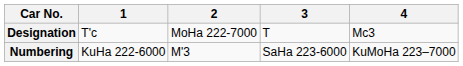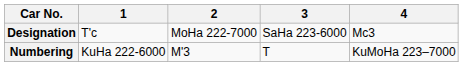(266, 33) T -> (305, 33) SaHa 223-6000
(305, 52) SaHa 223-6000 -> (266, 52) T
